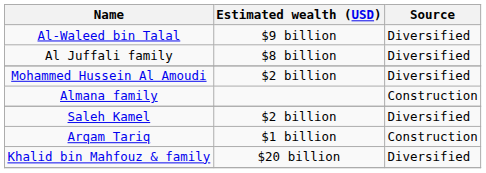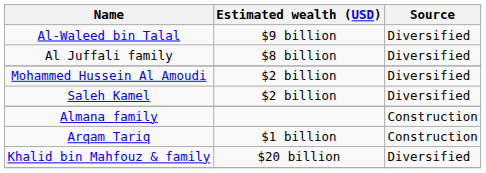rows swapped: (109, 96) <-> (109, 116)
